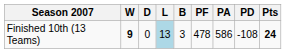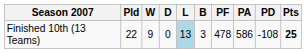+ column: (131, 12)
(130, 34) bold -> (150, 34) normal
(270, 34) 24 -> (291, 34) 25
